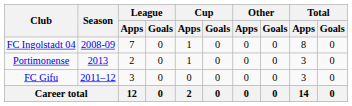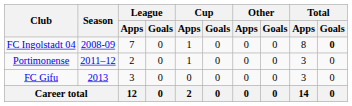(332, 45) normal -> (332, 45) bold
(98, 61) 2013 -> (98, 61) 2011–12
(98, 77) 2011–12 -> (98, 77) 2013
